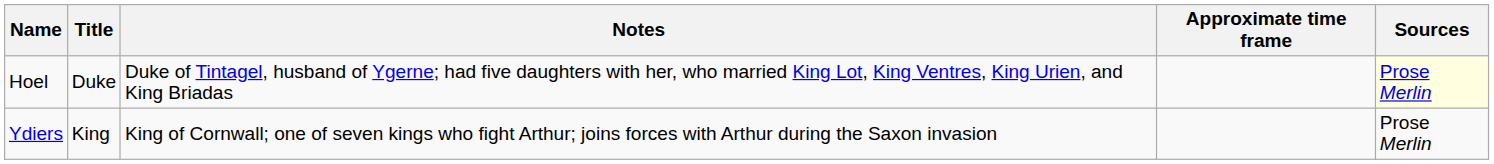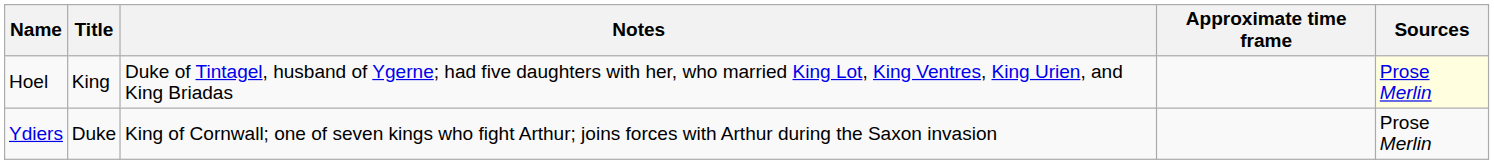(94, 81) Duke -> (91, 81) King
(91, 133) King -> (94, 133) Duke
